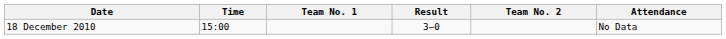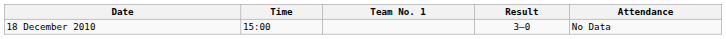- column: (534, 12)
